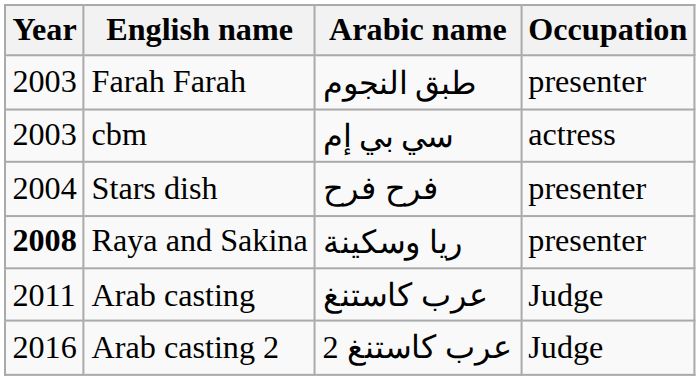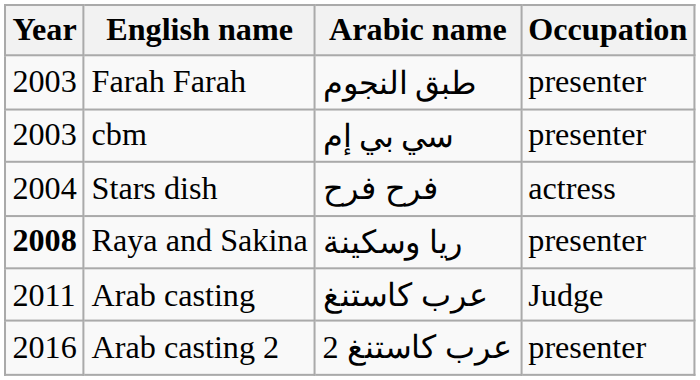(572, 135) actress -> (587, 135) presenter
(587, 188) presenter -> (572, 188) actress
(566, 347) Judge -> (587, 347) presenter
